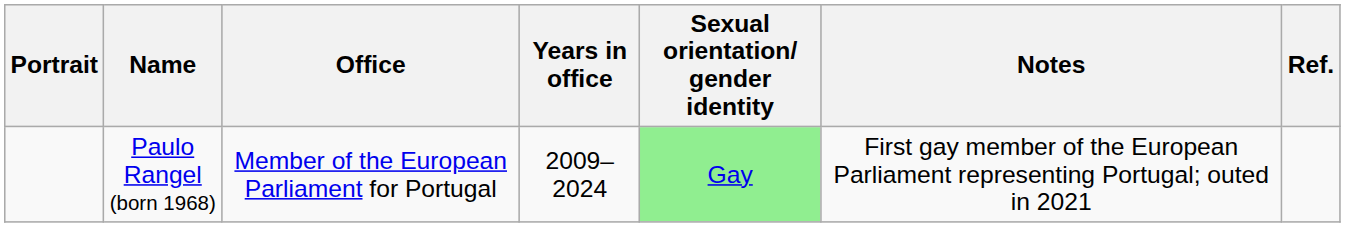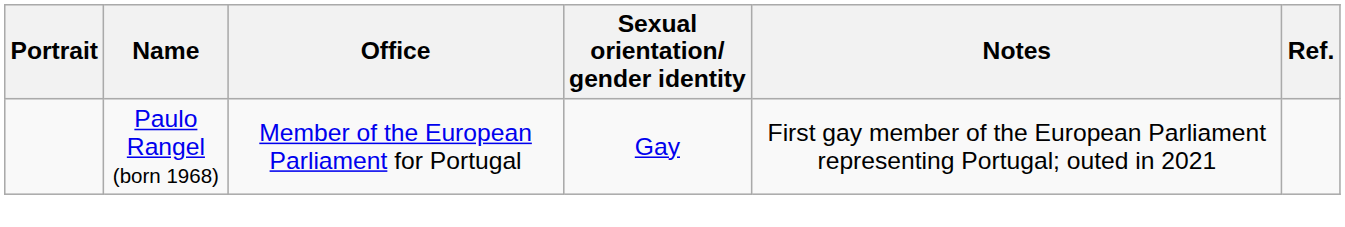- column: (580, 65)
(730, 173) lightgreen background -> (657, 146) no background
